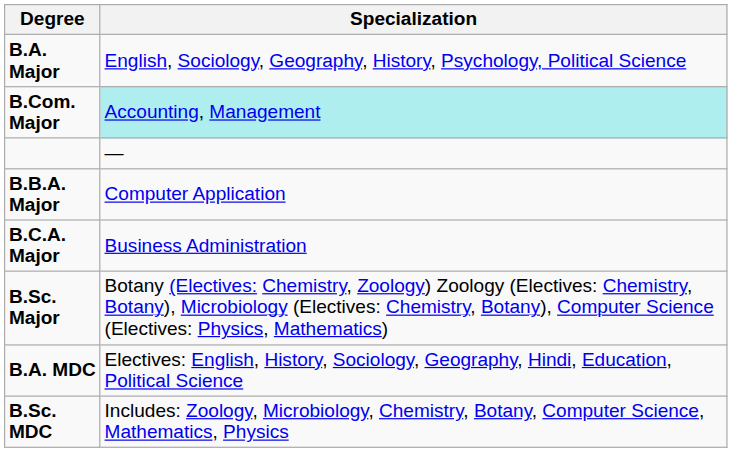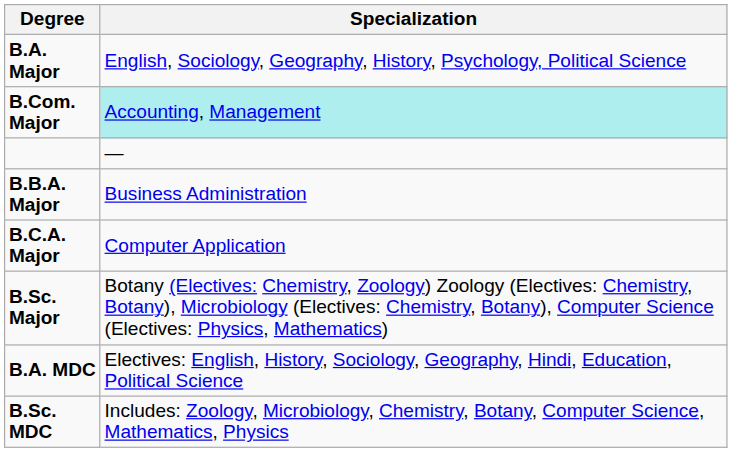(195, 193) Computer Application -> (206, 193) Business Administration
(206, 245) Business Administration -> (195, 245) Computer Application
